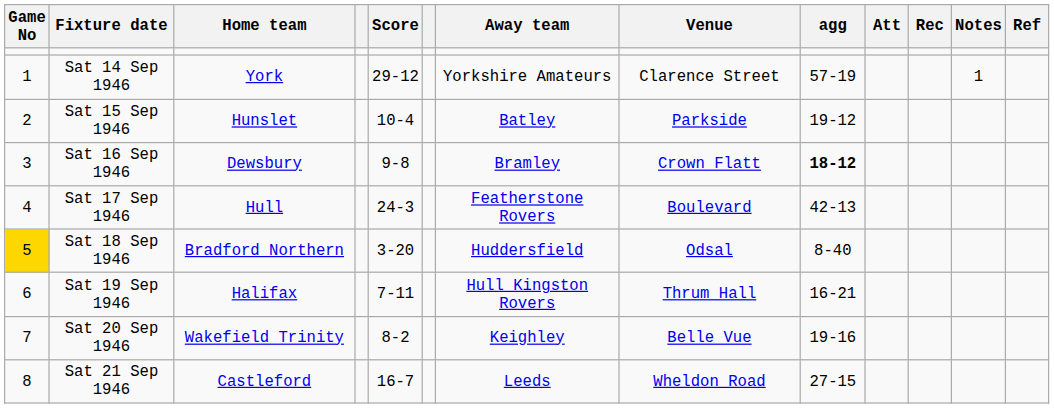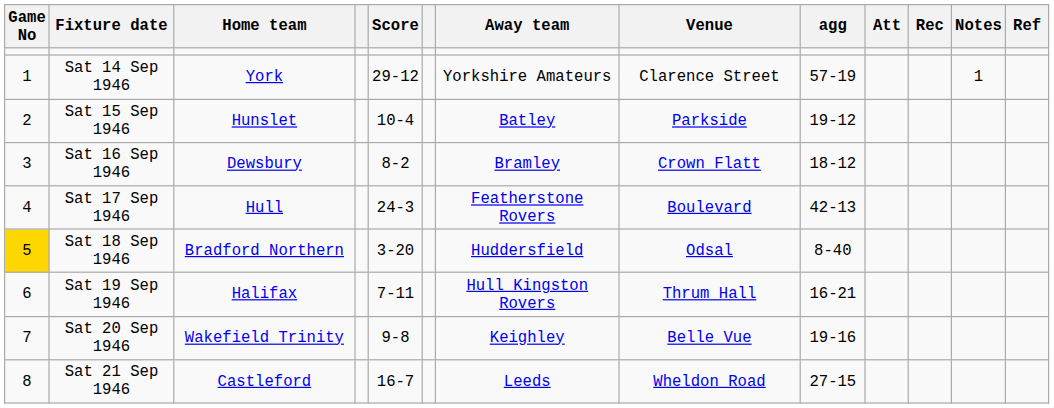(396, 164) 9-8 -> (396, 164) 8-2
(833, 164) bold -> (833, 164) normal
(396, 338) 8-2 -> (396, 338) 9-8
